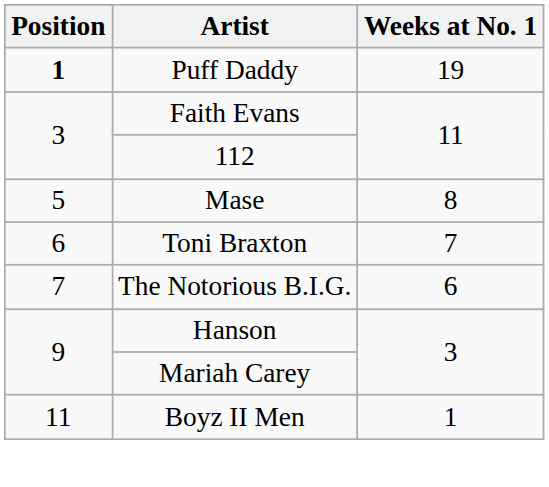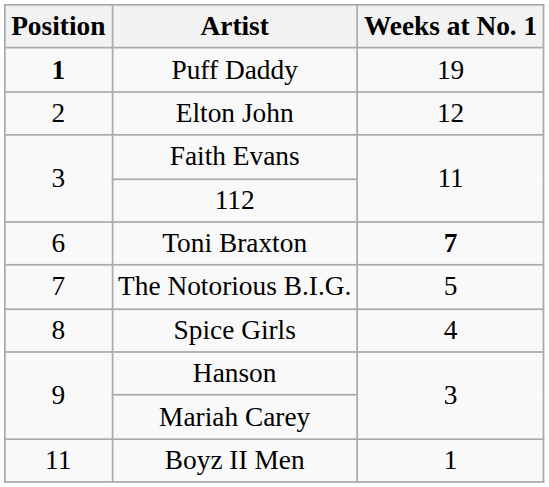+ row: (235, 112)
- row: (235, 199)
(451, 243) normal -> (451, 243) bold
(451, 286) 6 -> (451, 286) 5
+ row: (235, 329)
